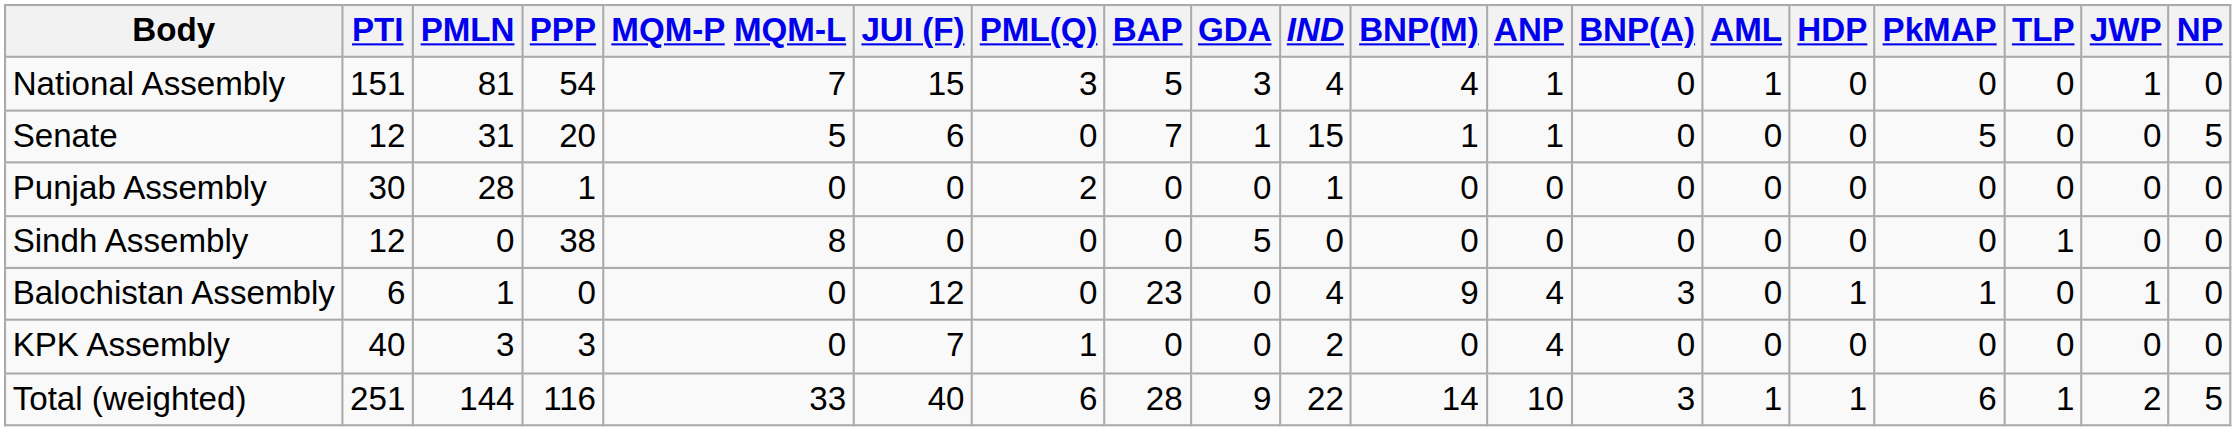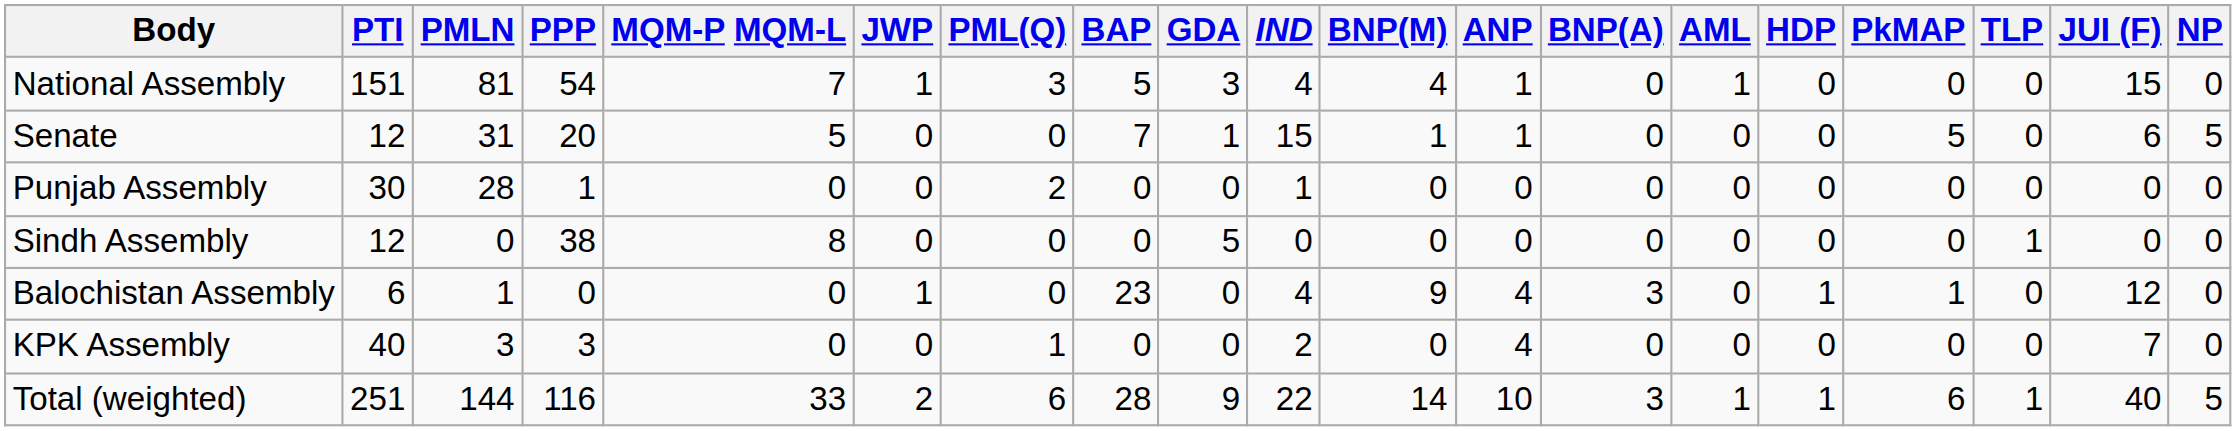columns swapped: (913, 30) <-> (2126, 30)
